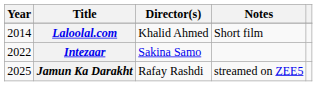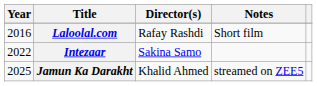(19, 33) 2014 -> (19, 33) 2016
(173, 33) Khalid Ahmed -> (171, 33) Rafay Rashdi
(171, 71) Rafay Rashdi -> (173, 71) Khalid Ahmed
